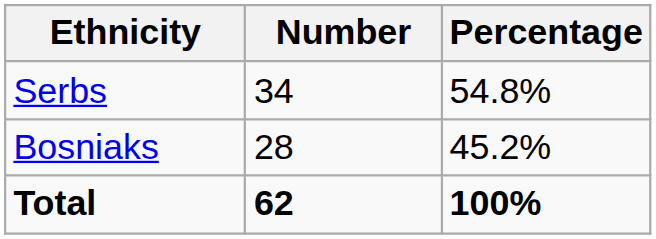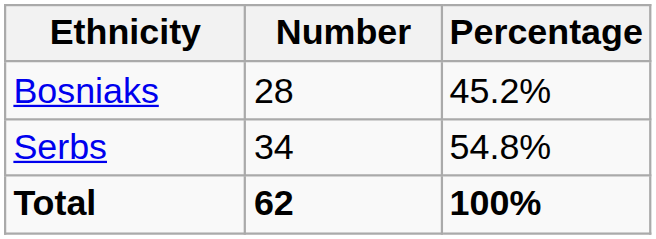rows swapped: (60, 89) <-> (86, 146)
